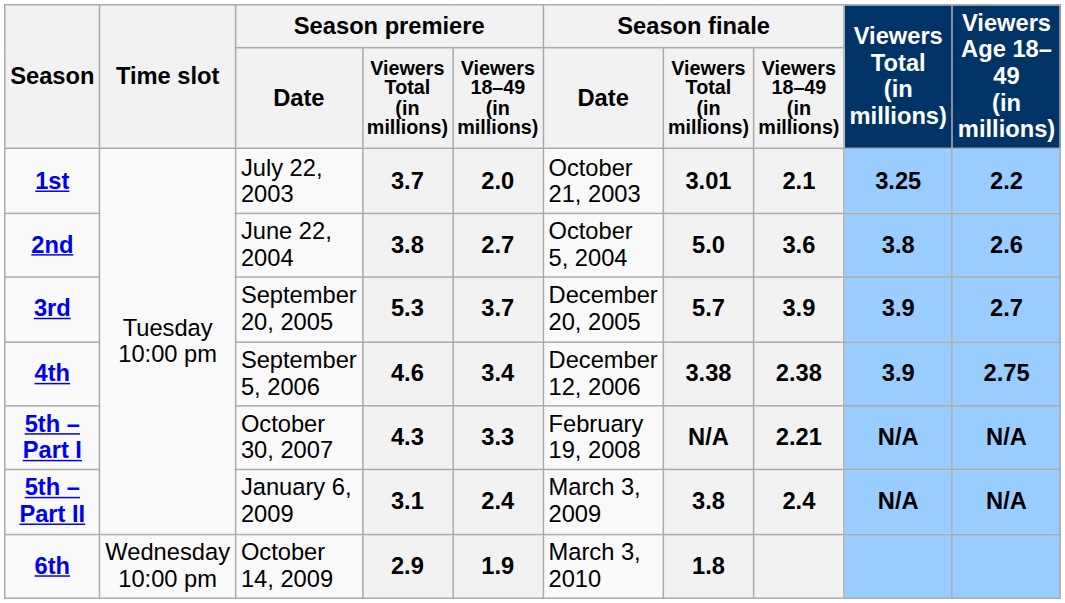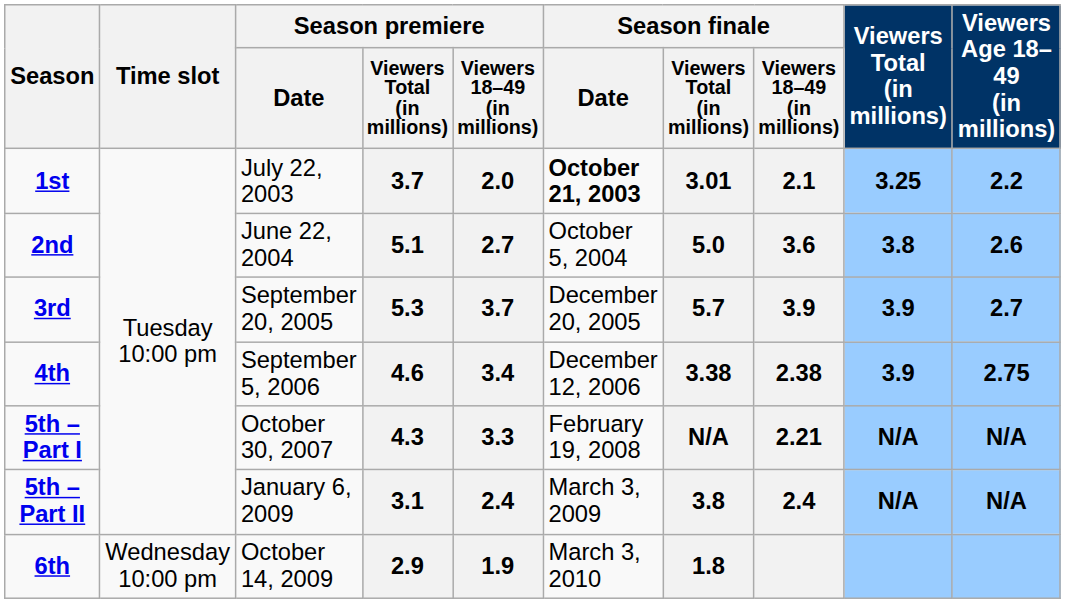(595, 180) normal -> (595, 180) bold
(407, 244) 3.8 -> (407, 244) 5.1
